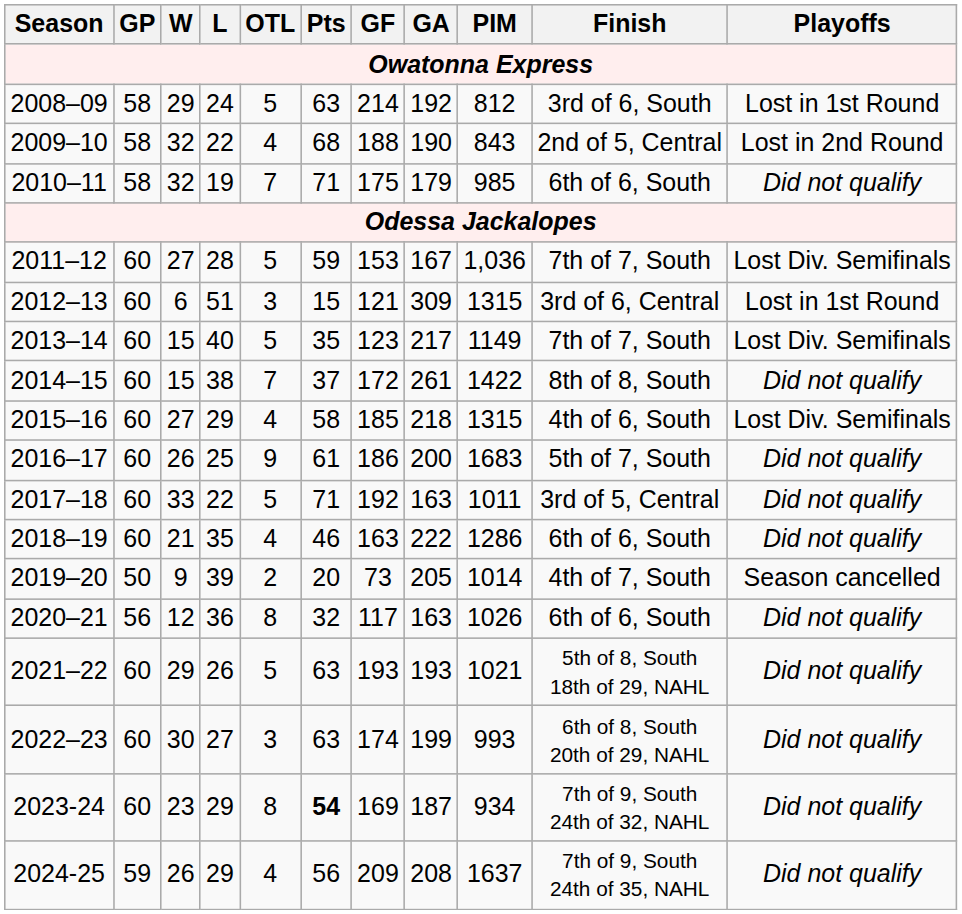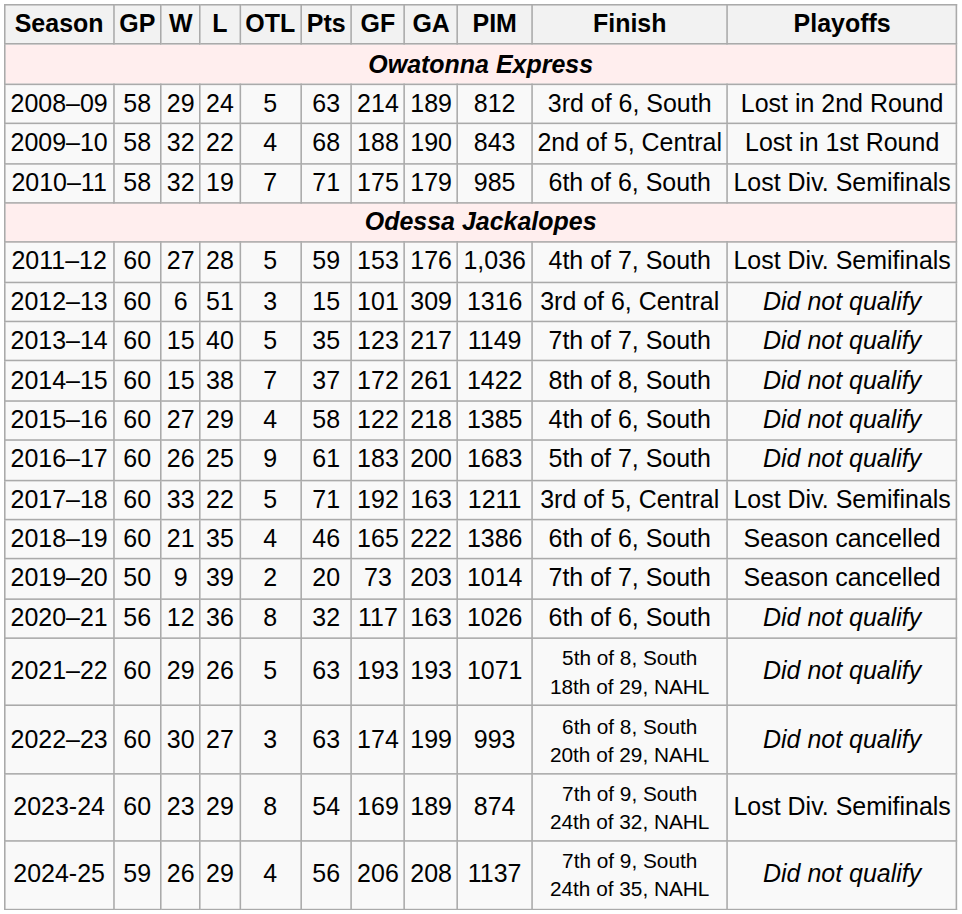(431, 103) 192 -> (431, 103) 189
(842, 103) Lost in 1st Round -> (842, 103) Lost in 2nd Round
(842, 143) Lost in 2nd Round -> (842, 143) Lost in 1st Round
(842, 182) Did not qualify -> (842, 182) Lost Div. Semifinals
(431, 261) 167 -> (431, 261) 176
(630, 261) 7th of 7, South -> (630, 261) 4th of 7, South
(378, 301) 121 -> (378, 301) 101
(495, 301) 1315 -> (495, 301) 1316
(842, 301) Lost in 1st Round -> (842, 301) Did not qualify
(842, 340) Lost Div. Semifinals -> (842, 340) Did not qualify
(378, 420) 185 -> (378, 420) 122
(495, 420) 1315 -> (495, 420) 1385
(842, 420) Lost Div. Semifinals -> (842, 420) Did not qualify
(378, 459) 186 -> (378, 459) 183
(495, 499) 1011 -> (495, 499) 1211
(842, 499) Did not qualify -> (842, 499) Lost Div. Semifinals
(378, 538) 163 -> (378, 538) 165
(495, 538) 1286 -> (495, 538) 1386
(842, 538) Did not qualify -> (842, 538) Season cancelled
(431, 578) 205 -> (431, 578) 203
(630, 578) 4th of 7, South -> (630, 578) 7th of 7, South
(495, 671) 1021 -> (495, 671) 1071
(326, 807) bold -> (326, 807) normal
(431, 807) 187 -> (431, 807) 189
(495, 807) 934 -> (495, 807) 874
(842, 807) Did not qualify -> (842, 807) Lost Div. Semifinals
(378, 874) 209 -> (378, 874) 206
(495, 874) 1637 -> (495, 874) 1137
